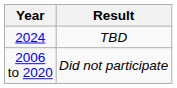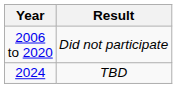rows swapped: (30, 66) <-> (30, 37)
